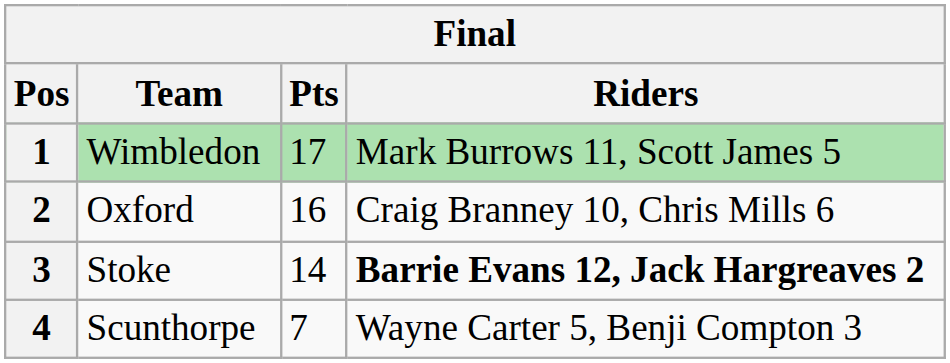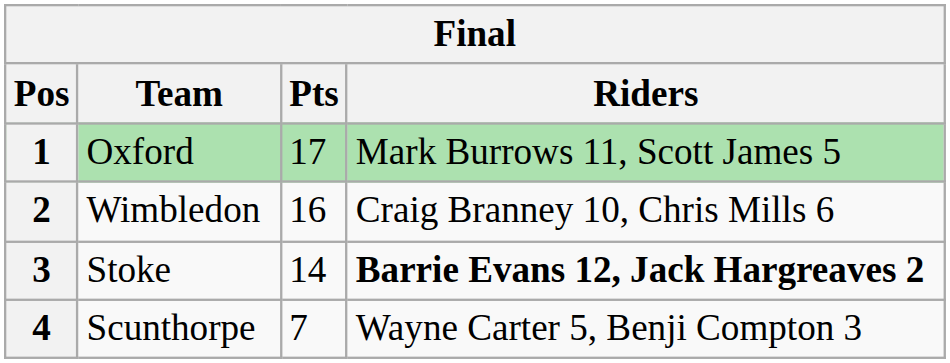(173, 151) Wimbledon -> (140, 151) Oxford
(140, 210) Oxford -> (173, 210) Wimbledon
